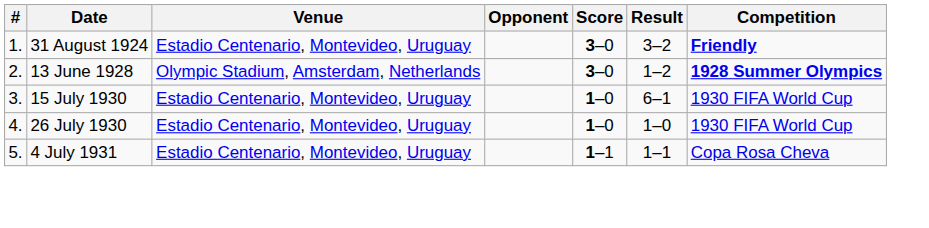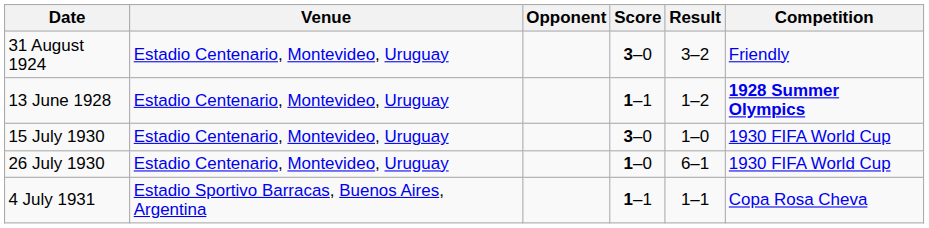- column: (16, 17)
(724, 44) bold -> (759, 54) normal
(318, 71) Olympic Stadium, Amsterdam, Netherlands -> (291, 100) Estadio Centenario, Montevideo, Uruguay
(600, 71) 3–0 -> (638, 100) 1–1
(600, 98) 1–0 -> (638, 136) 3–0
(657, 98) 6–1 -> (695, 136) 1–0
(657, 125) 1–0 -> (695, 163) 6–1
(314, 152) Estadio Centenario, Montevideo, Uruguay -> (289, 200) Estadio Sportivo Barracas, Buenos Aires, Argentina
